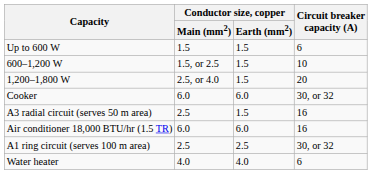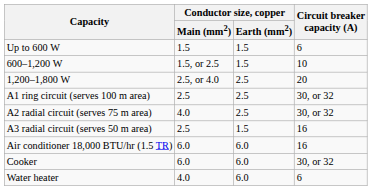(242, 80) 1.5 -> (242, 80) 2.5
rows swapped: (78, 145) <-> (22, 96)
+ row: (79, 112)
(242, 161) 4.0 -> (242, 177) 6.0
